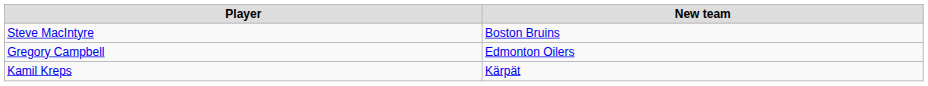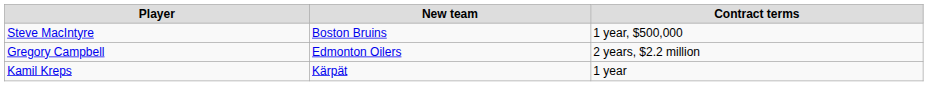+ column: (757, 14)
